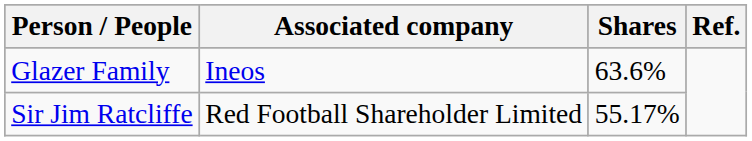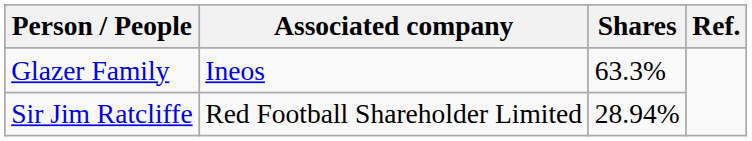(630, 69) 63.6% -> (630, 69) 63.3%
(637, 113) 55.17% -> (637, 113) 28.94%
